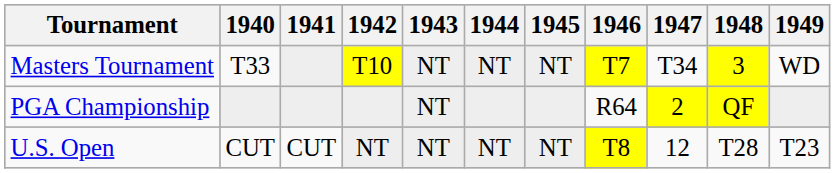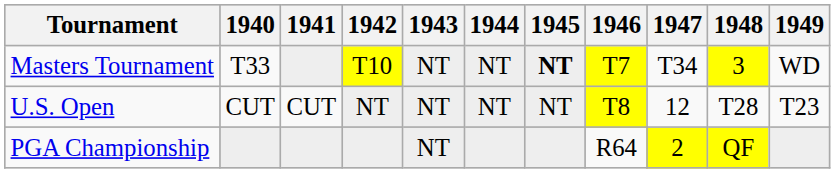(555, 65) normal -> (555, 65) bold
rows swapped: (62, 147) <-> (110, 106)
